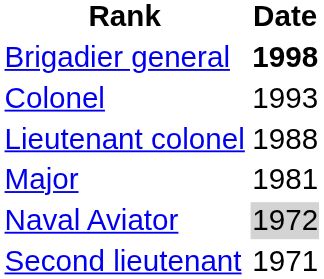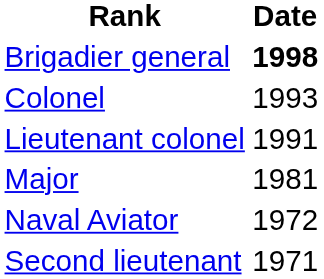(285, 138) 1988 -> (285, 138) 1991
(285, 220) lightgrey background -> (285, 220) no background
